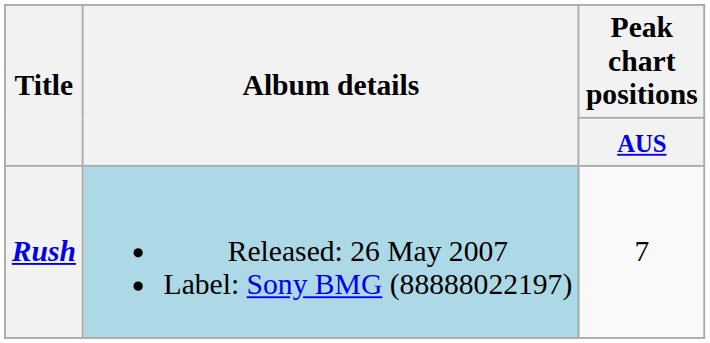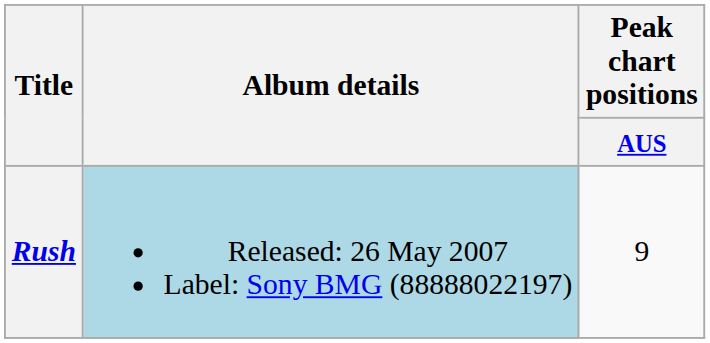(642, 251) 7 -> (642, 251) 9
